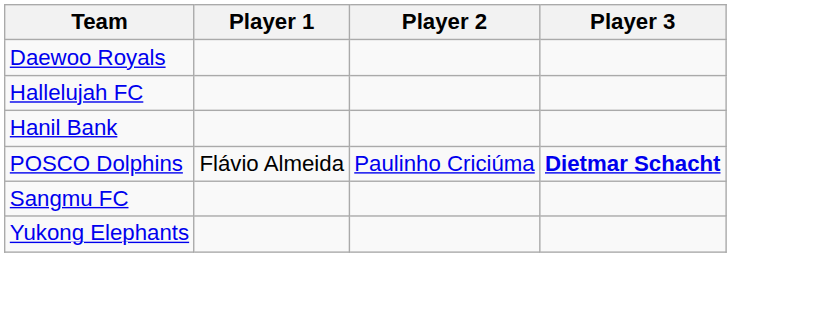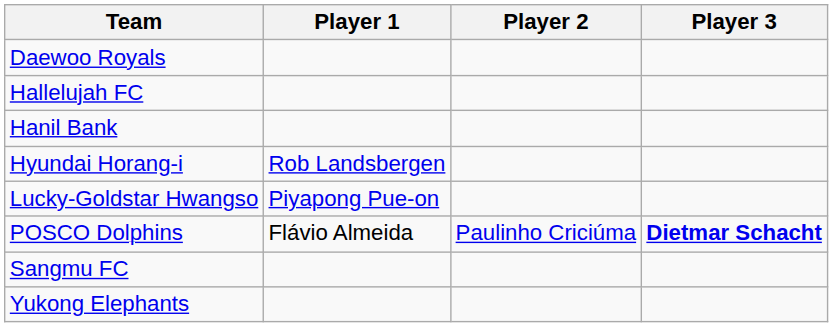+ row: (96, 163)
+ row: (134, 198)
